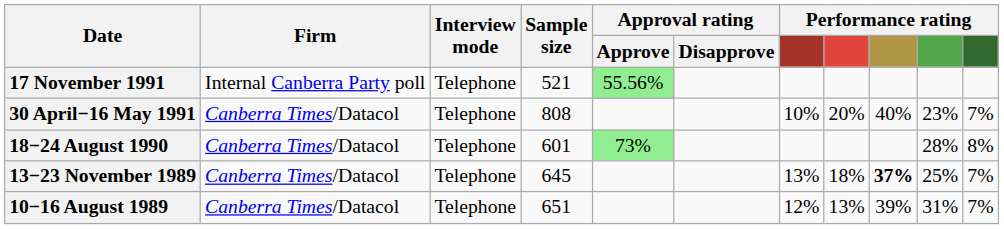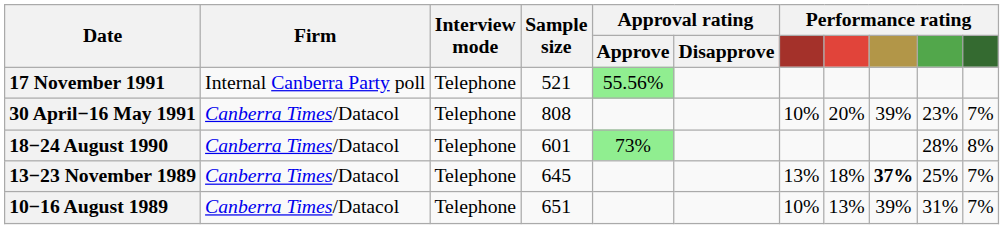(893, 113) 40% -> (893, 113) 39%
(801, 207) 12% -> (801, 207) 10%
